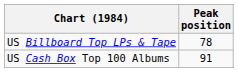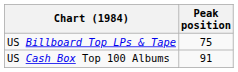(206, 42) 78 -> (206, 42) 75
